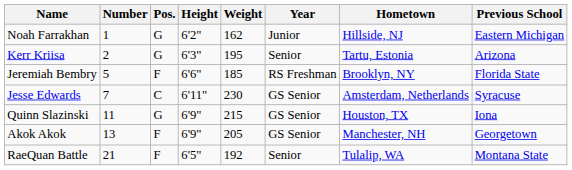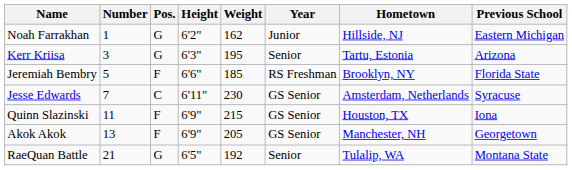(106, 54) 2 -> (106, 54) 3
(158, 114) G -> (157, 114) F
(157, 154) F -> (158, 154) G
